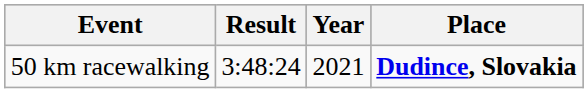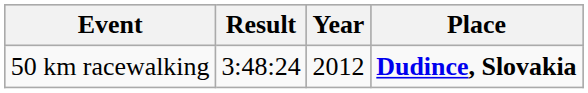(338, 66) 2021 -> (338, 66) 2012
